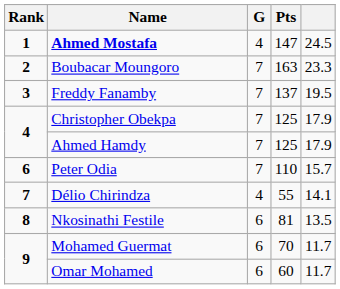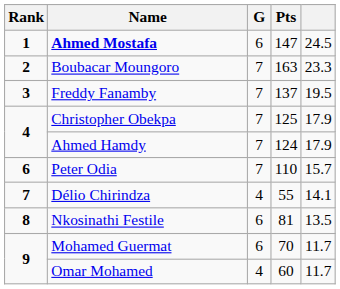(259, 43) 4 -> (259, 43) 6
(286, 144) 125 -> (286, 144) 124
(259, 271) 6 -> (259, 271) 4
